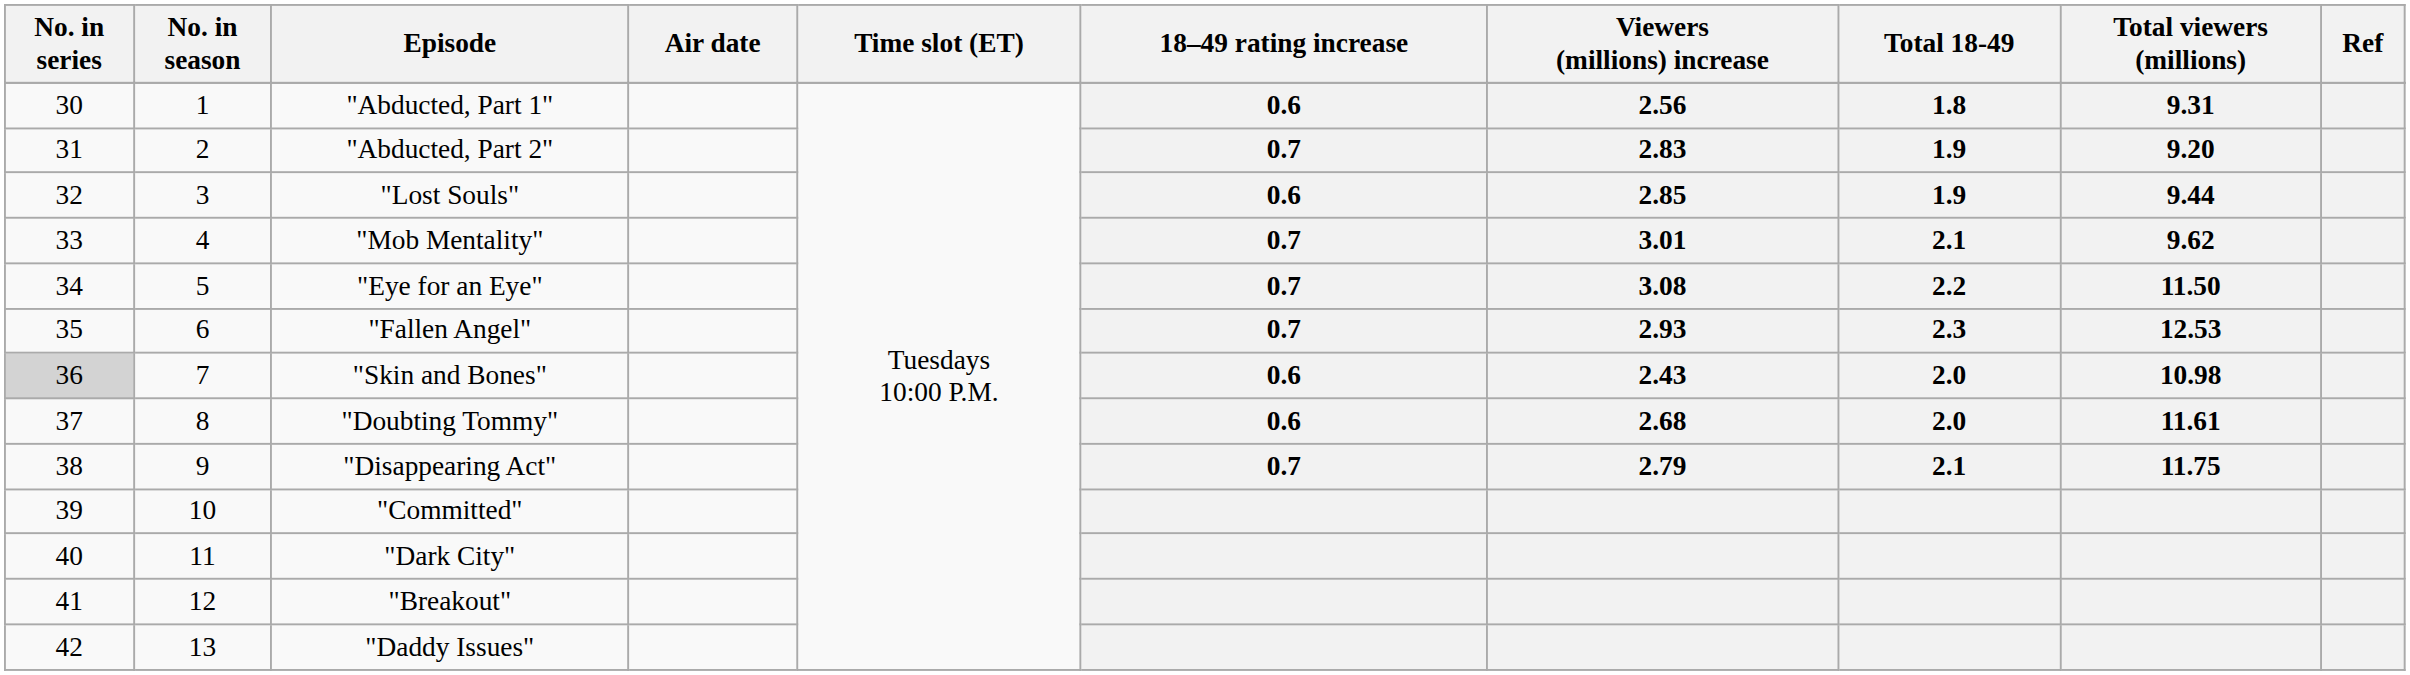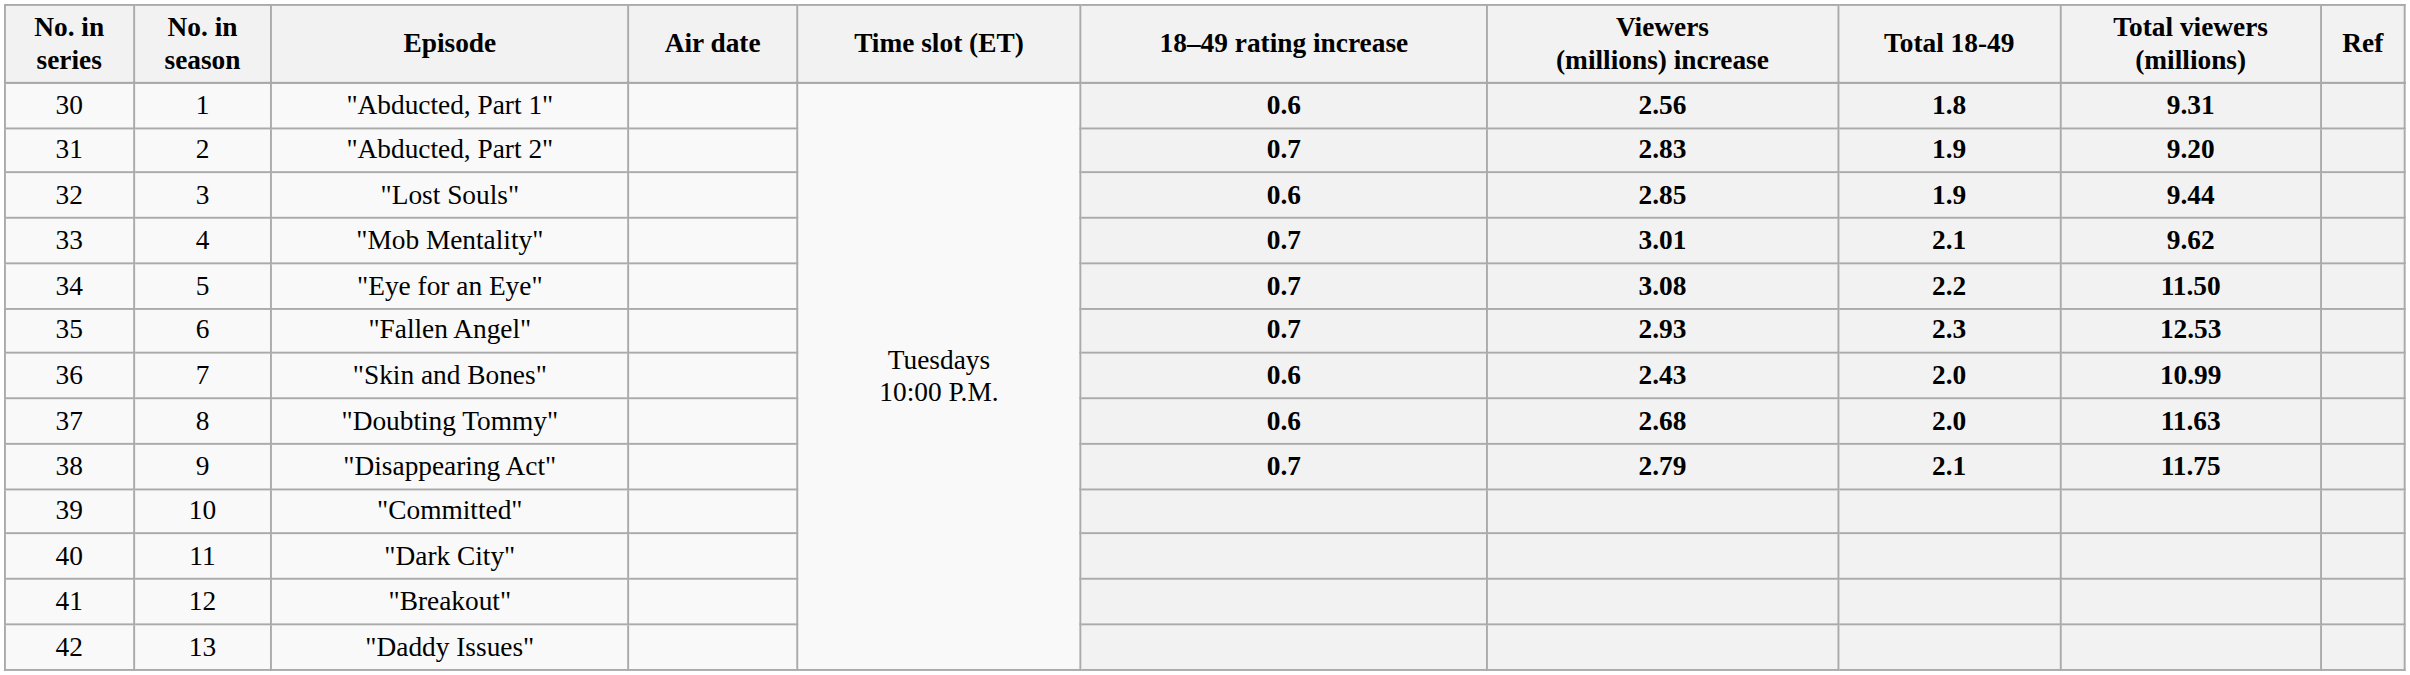(69, 375) lightgrey background -> (69, 375) no background
(2191, 375) 10.98 -> (2191, 375) 10.99
(2191, 420) 11.61 -> (2191, 420) 11.63
